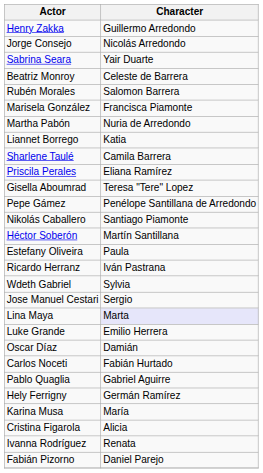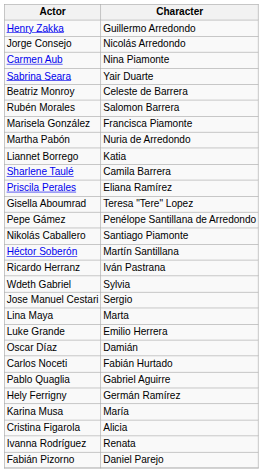+ row: (35, 60)
- row: (45, 252)
(116, 316) lavender background -> (116, 316) no background
